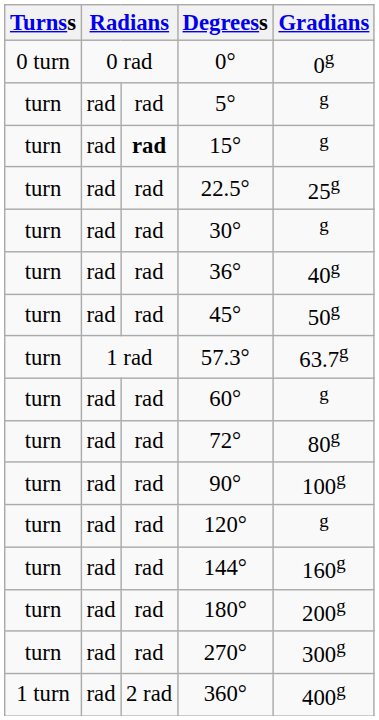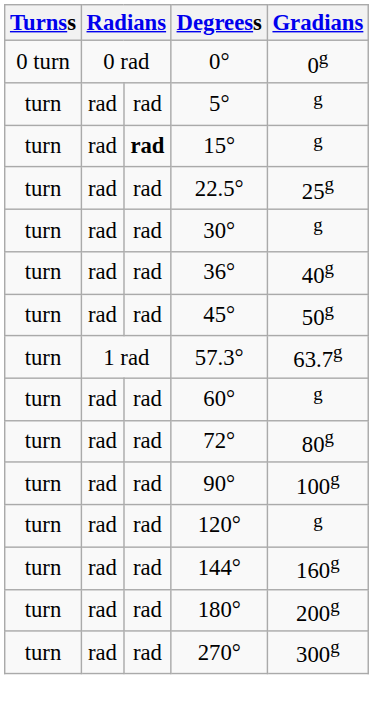- row: (225, 694)
